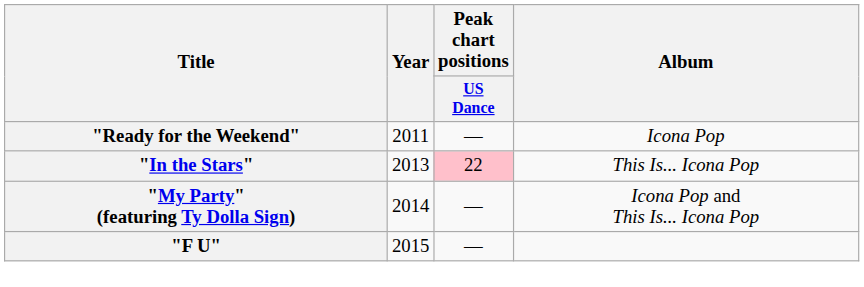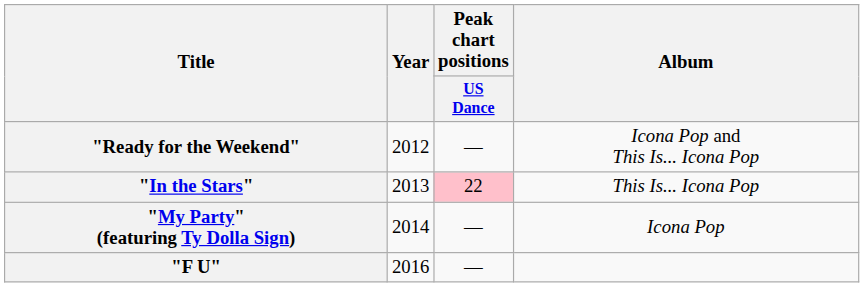(411, 136) 2011 -> (411, 146) 2012
(686, 136) Icona Pop -> (686, 146) Icona Pop and This Is... Icona Pop
(686, 206) Icona Pop and This Is... Icona Pop -> (686, 227) Icona Pop
(411, 246) 2015 -> (411, 267) 2016
